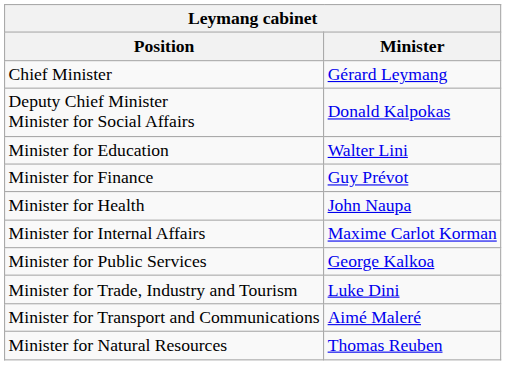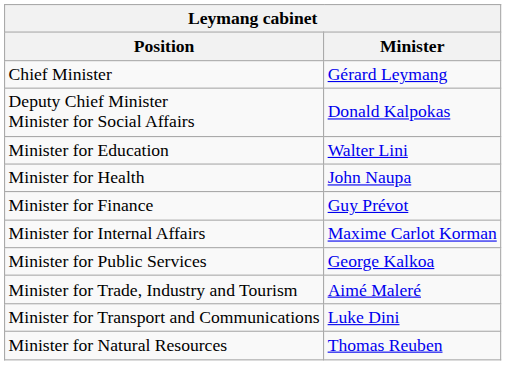rows swapped: (81, 177) <-> (77, 205)
(364, 289) Luke Dini -> (374, 289) Aimé Maleré
(374, 317) Aimé Maleré -> (364, 317) Luke Dini
